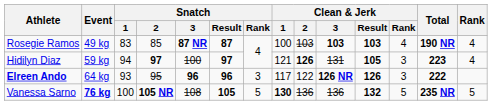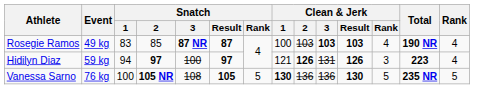(372, 60) 105 -> (355, 60) 126
- row: (37, 77)
(97, 93) bold -> (97, 77) normal
(372, 93) 132 -> (355, 77) 130
